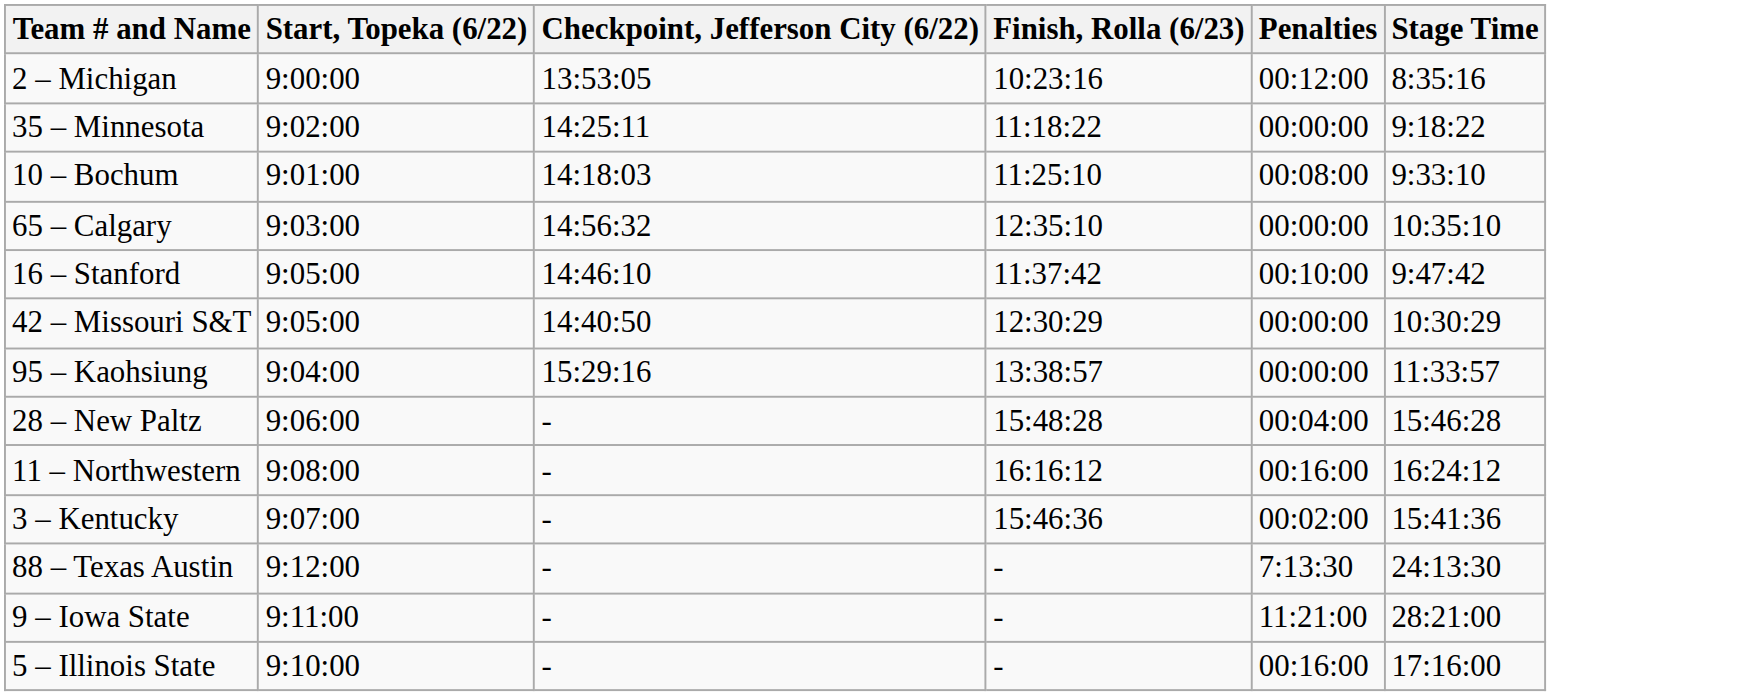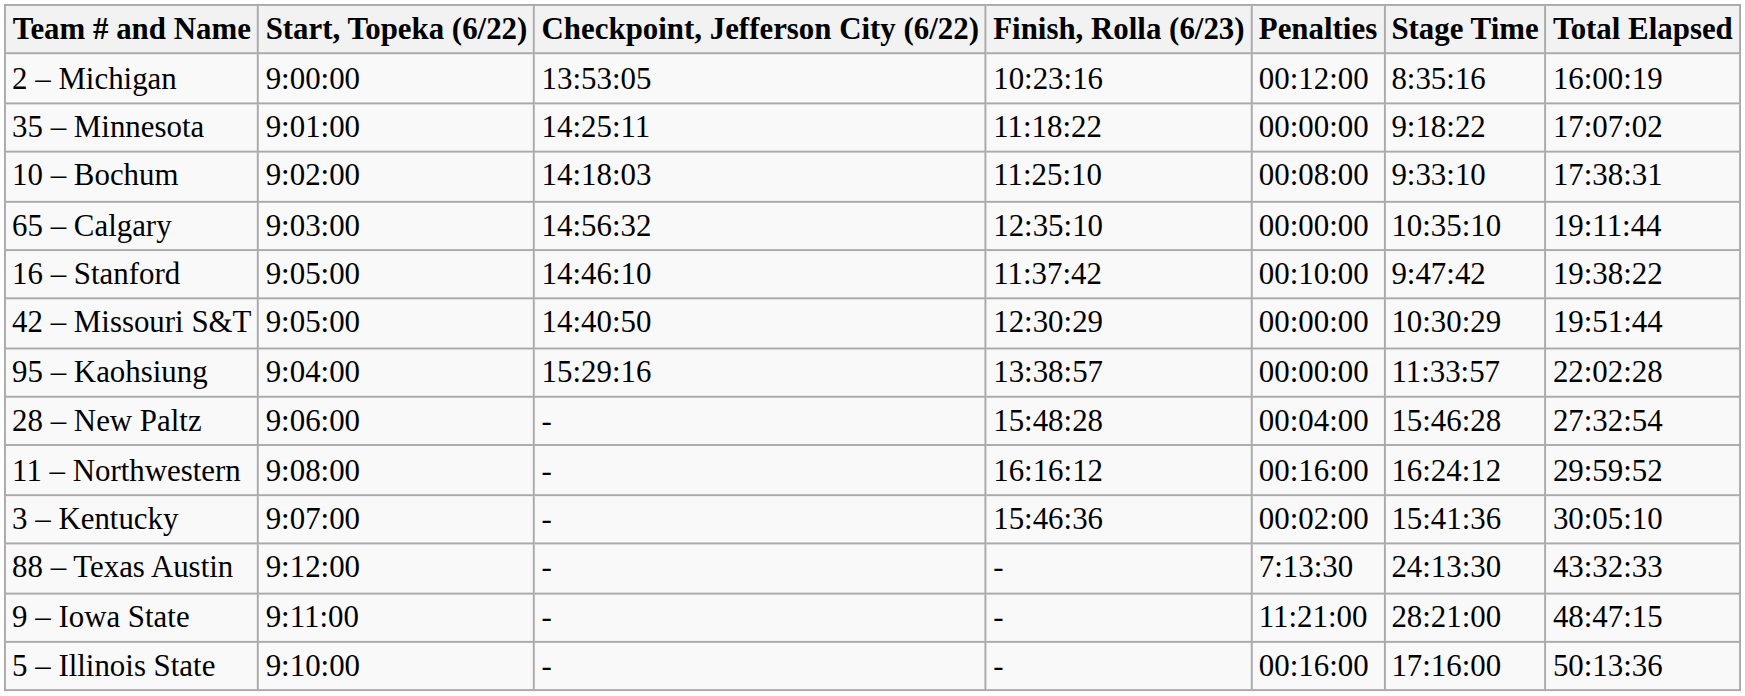+ column: (1643, 28)
(313, 126) 9:02:00 -> (313, 126) 9:01:00
(313, 175) 9:01:00 -> (313, 175) 9:02:00
